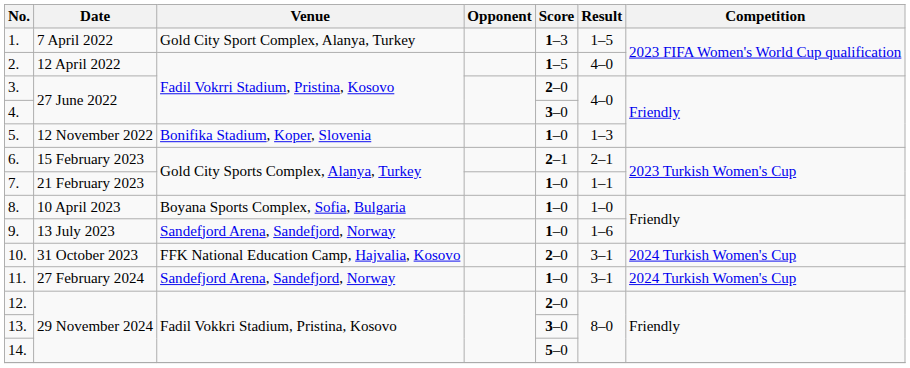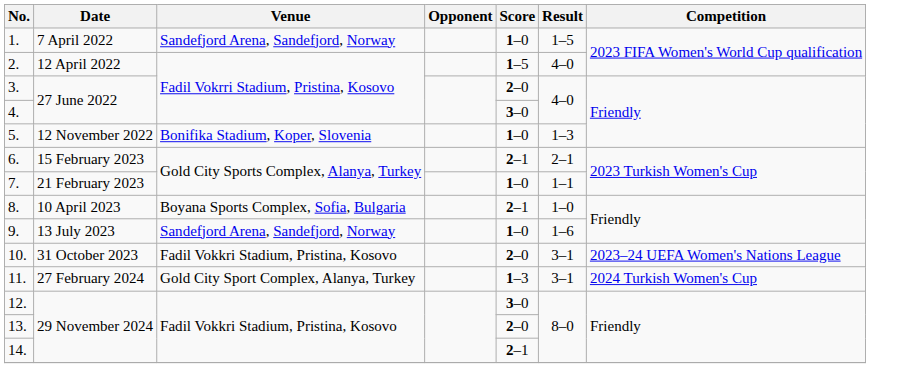(288, 40) Gold City Sport Complex, Alanya, Turkey -> (278, 40) Sandefjord Arena, Sandefjord, Norway
(556, 40) 1–3 -> (517, 40) 1–0
(556, 207) 1–0 -> (517, 207) 2–1
(310, 254) FFK National Education Camp, Hajvalia, Kosovo -> (278, 254) Fadil Vokkri Stadium, Pristina, Kosovo
(713, 254) 2024 Turkish Women's Cup -> (715, 254) 2023–24 UEFA Women's Nations League
(278, 278) Sandefjord Arena, Sandefjord, Norway -> (288, 278) Gold City Sport Complex, Alanya, Turkey
(556, 278) 1–0 -> (517, 278) 1–3
(556, 302) 2–0 -> (517, 302) 3–0
(556, 326) 3–0 -> (517, 326) 2–0
(556, 350) 5–0 -> (517, 350) 2–1
